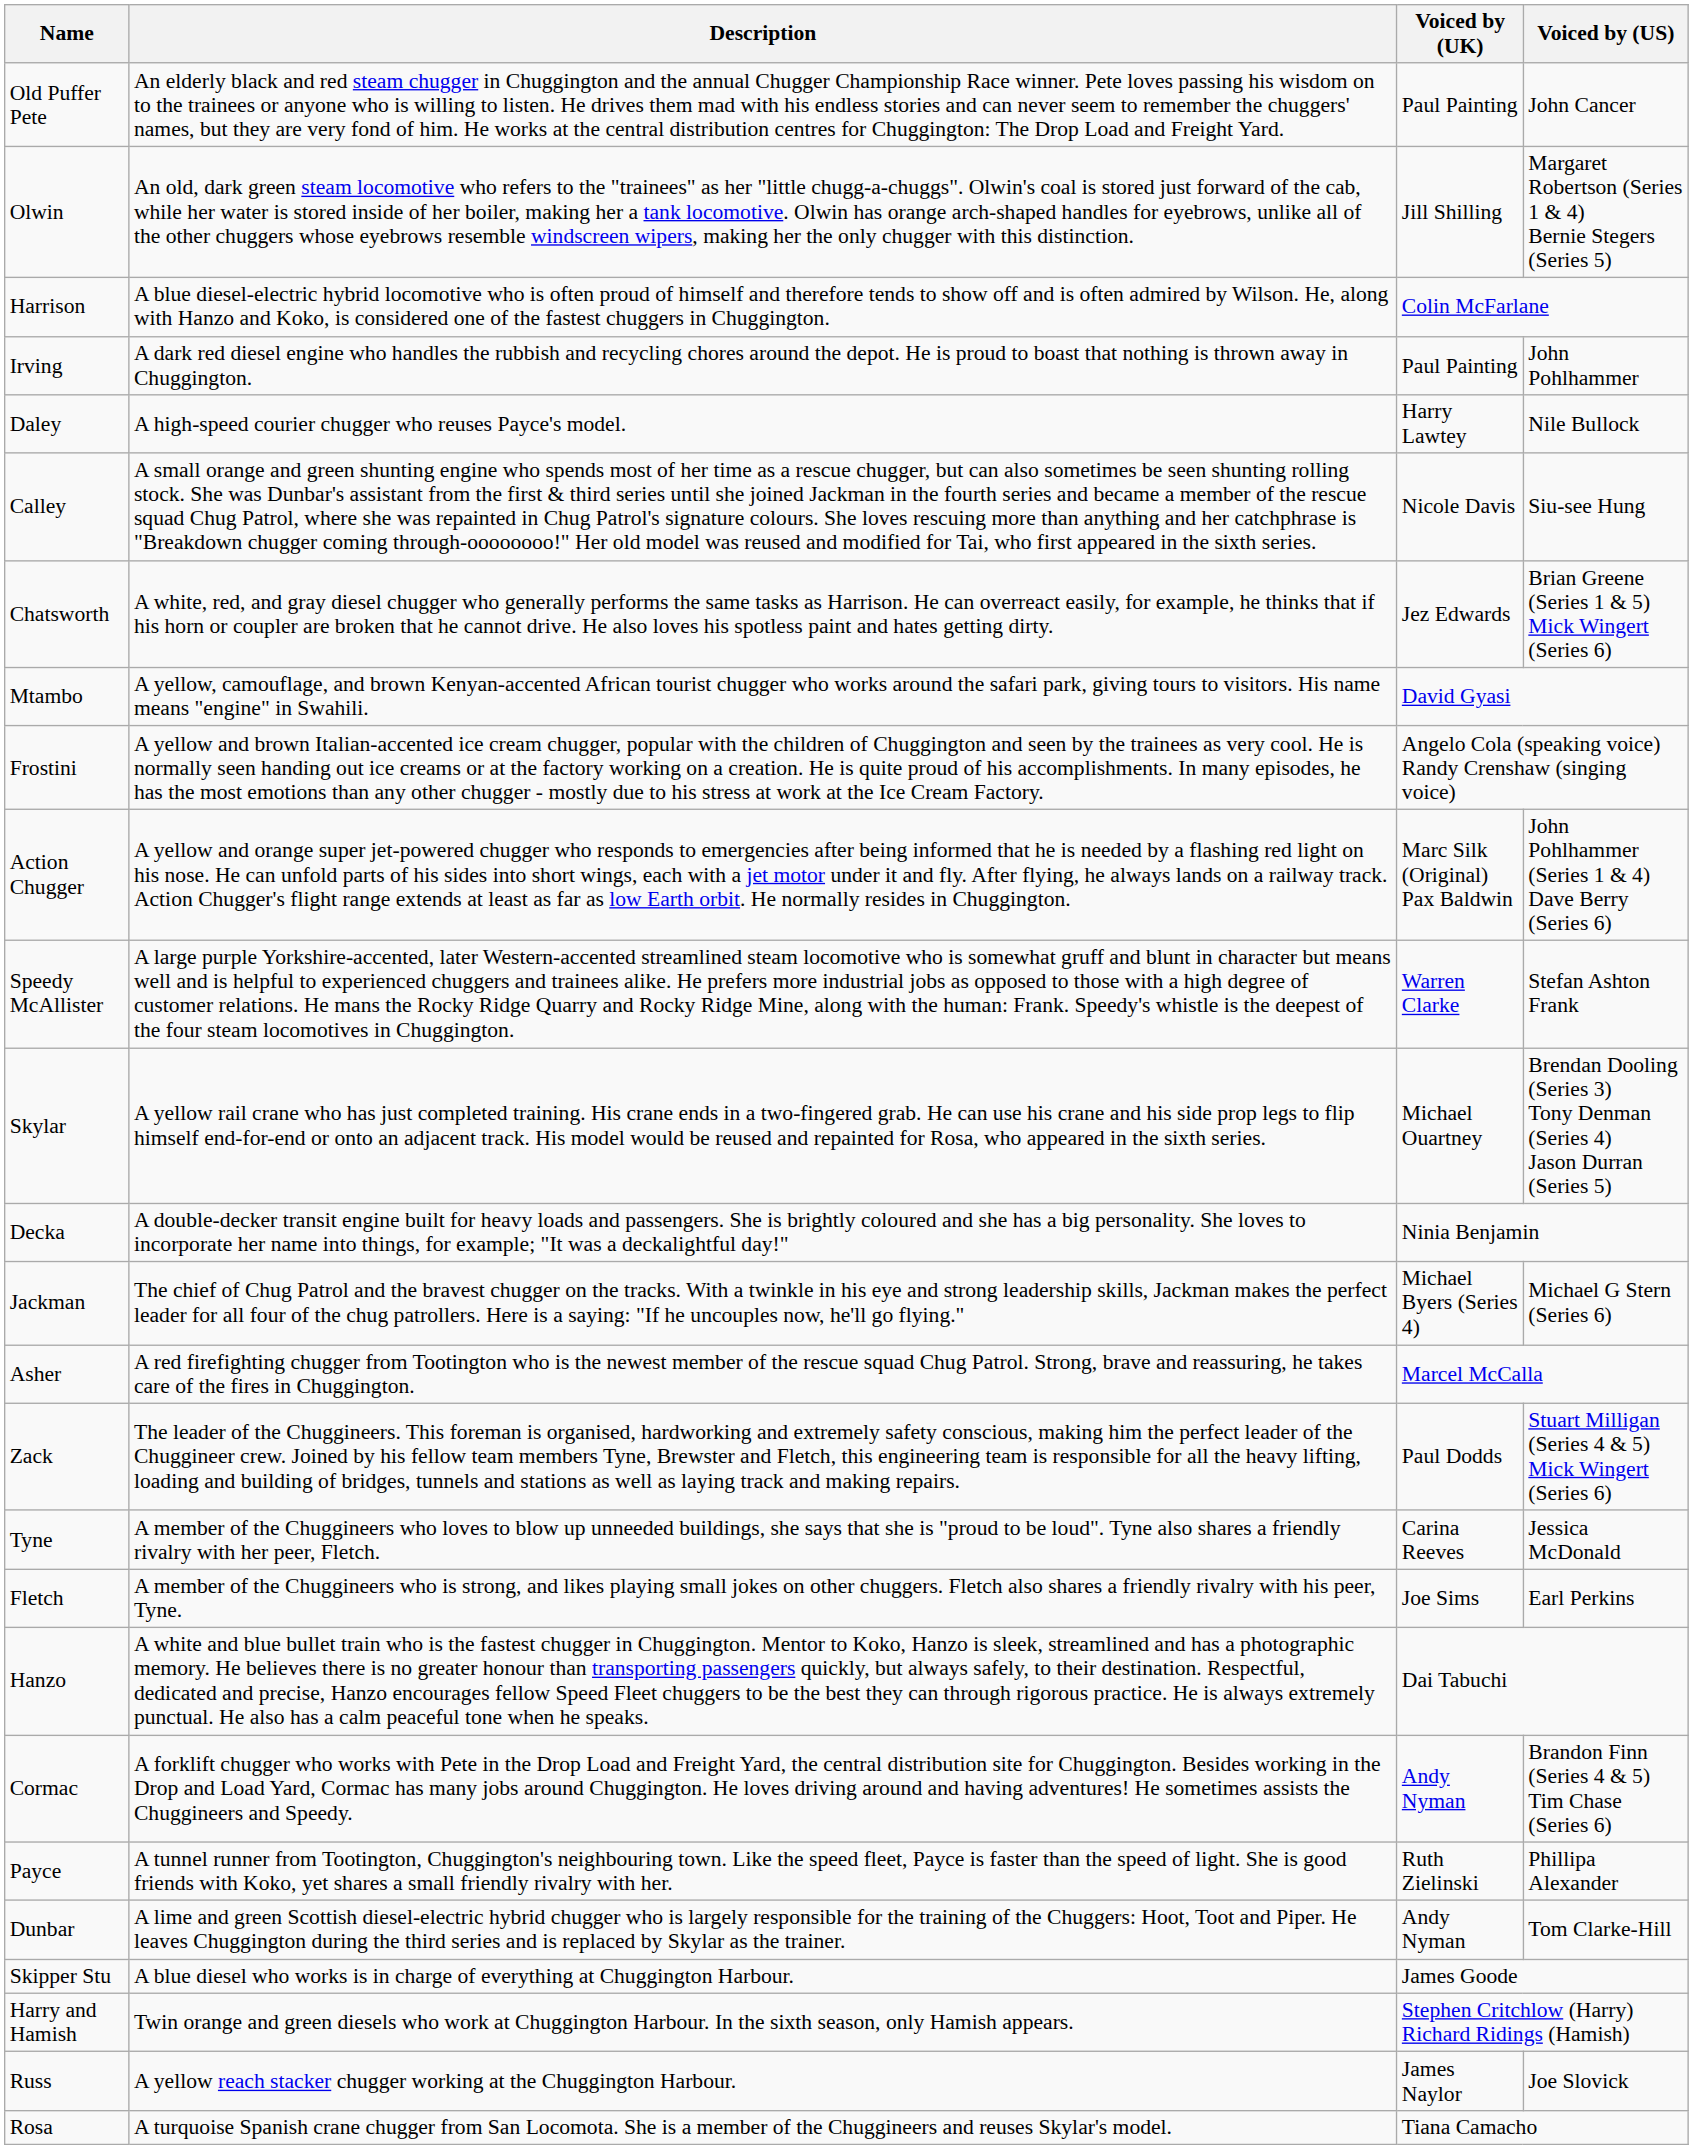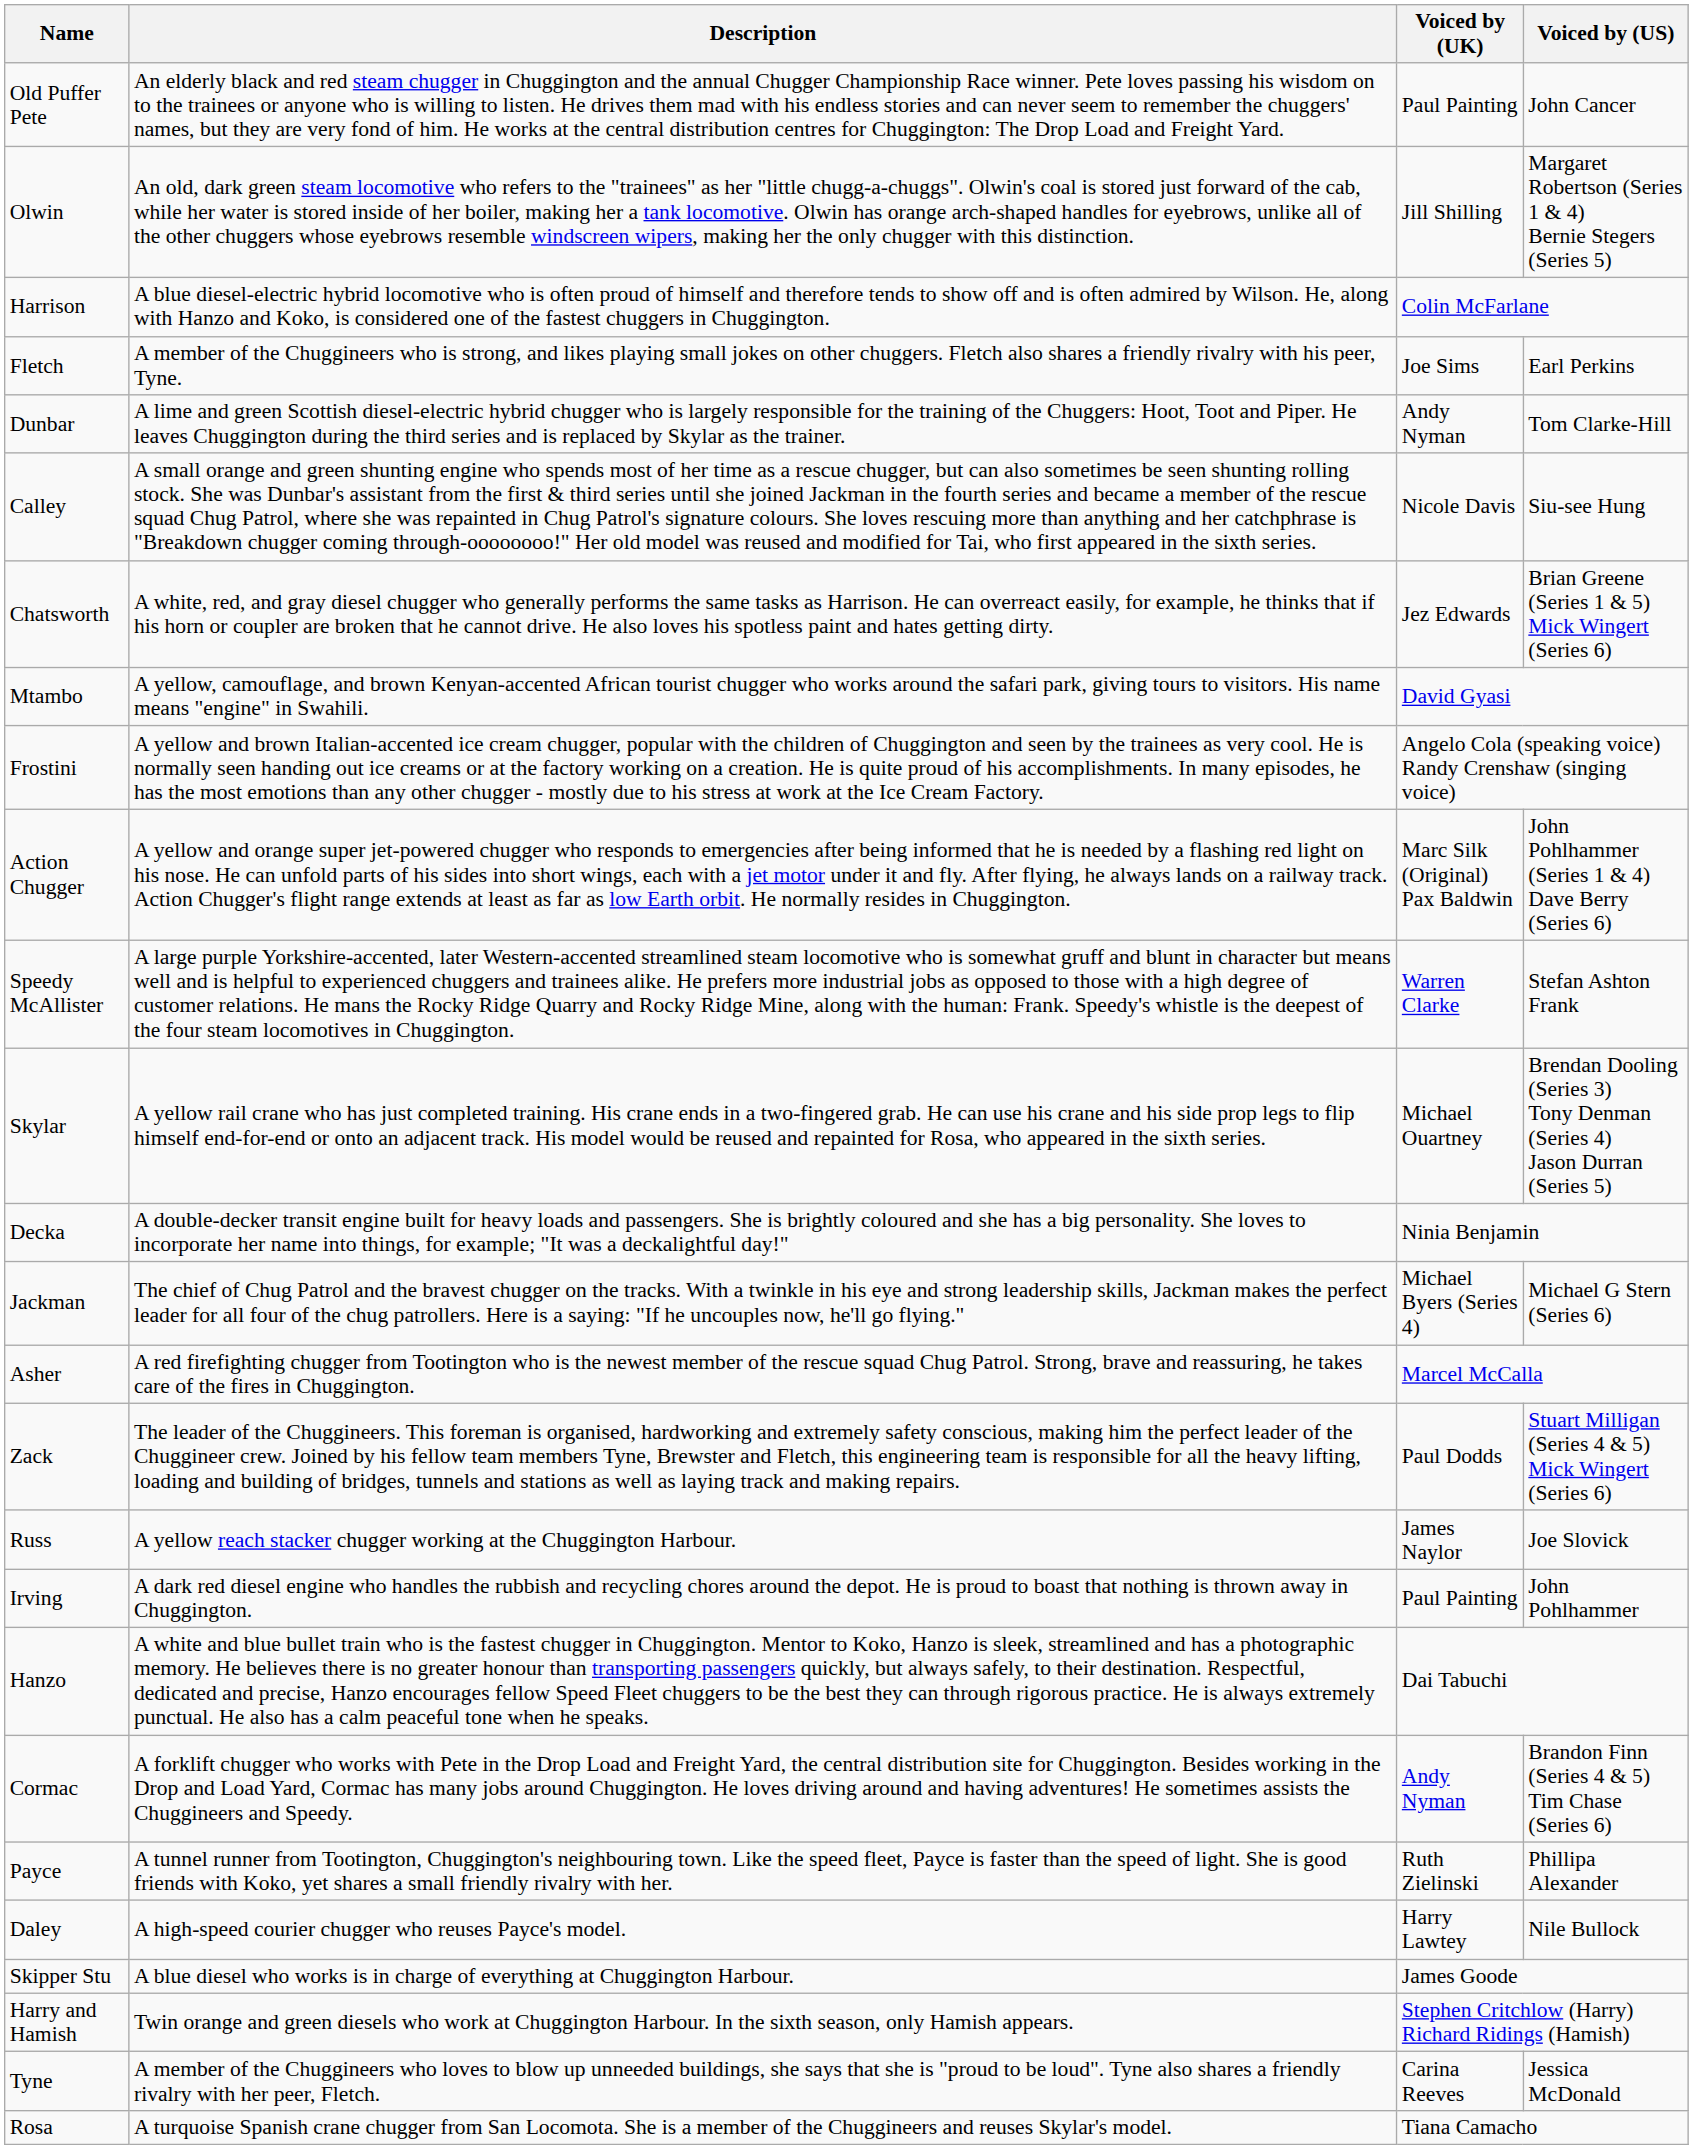rows swapped: (36, 365) <-> (37, 1598)
rows swapped: (42, 1929) <-> (35, 423)
rows swapped: (31, 1539) <-> (31, 2080)
